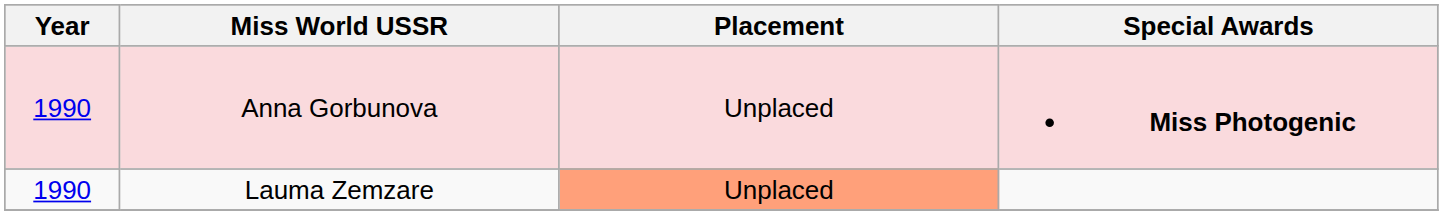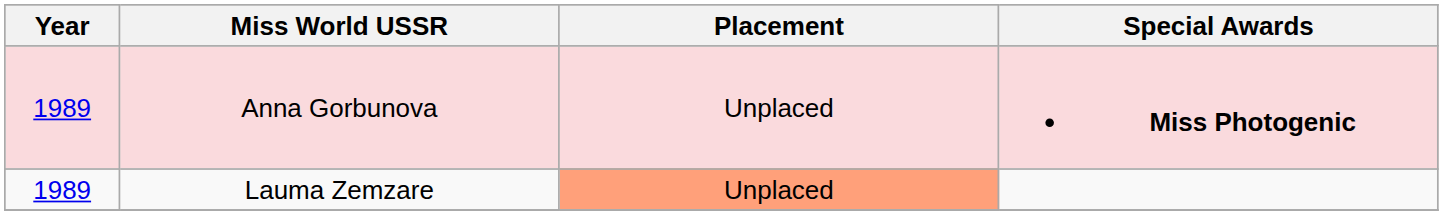(62, 107) 1990 -> (62, 107) 1989
(62, 189) 1990 -> (62, 189) 1989
